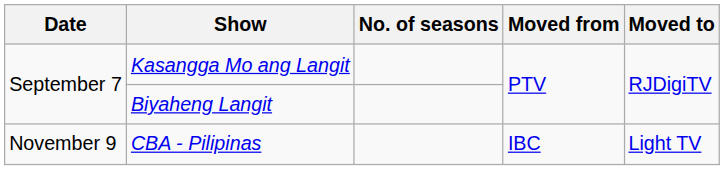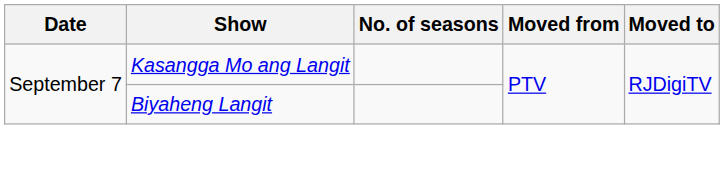- row: (196, 144)
